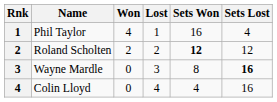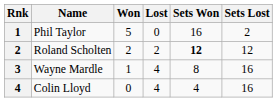(128, 32) 4 -> (128, 32) 5
(157, 32) 1 -> (157, 32) 0
(247, 32) 4 -> (247, 32) 2
(128, 69) 0 -> (128, 69) 1
(157, 69) 3 -> (157, 69) 4
(247, 69) bold -> (247, 69) normal
